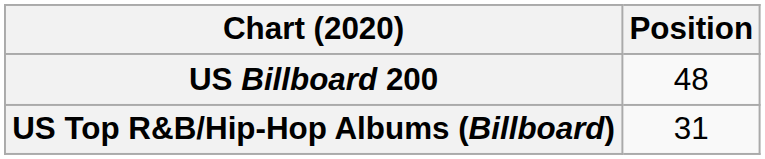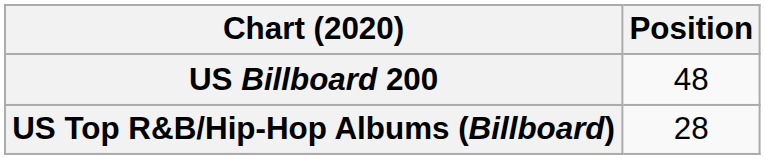(691, 128) 31 -> (691, 128) 28
